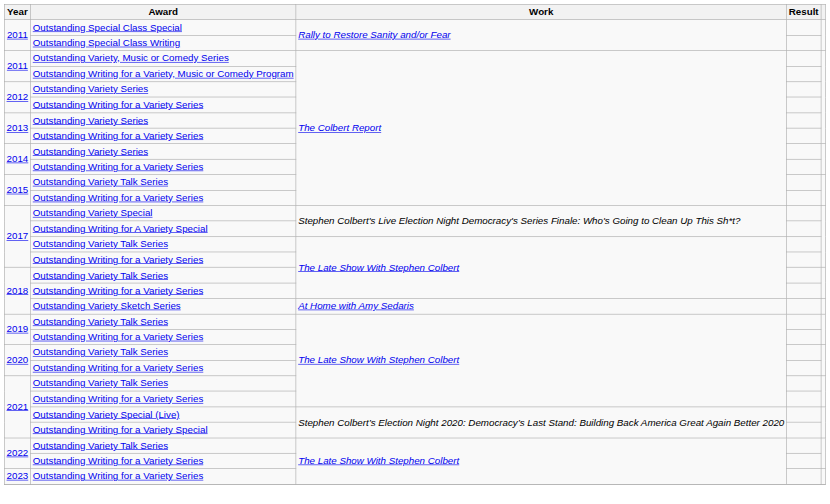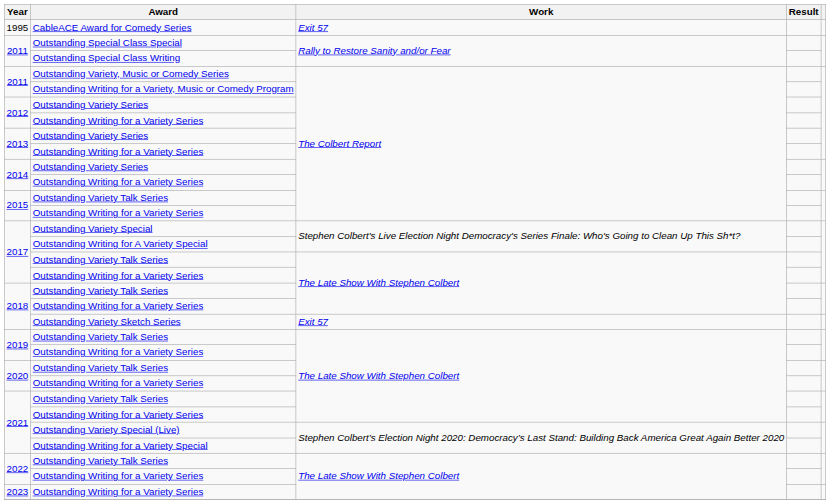+ row: (17, 27)
(356, 306) At Home with Amy Sedaris -> (313, 321) Exit 57
